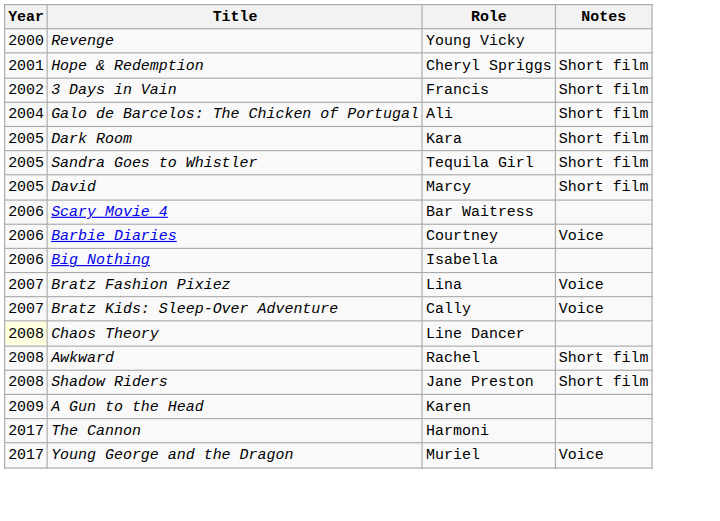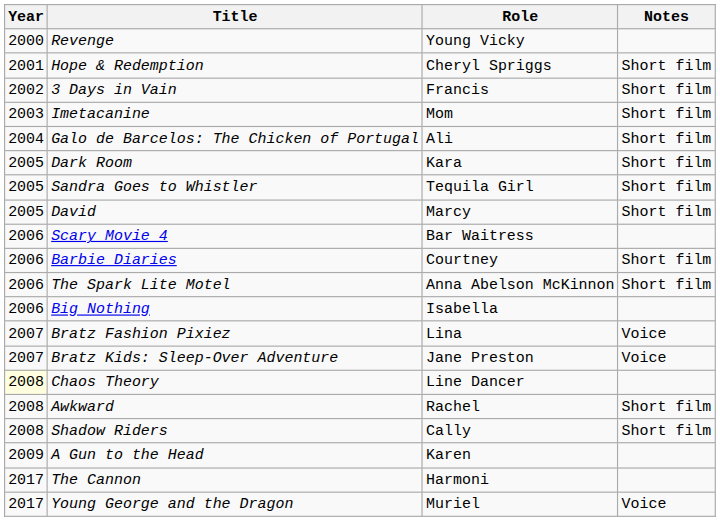+ row: (101, 114)
(581, 236) Voice -> (666, 260) Short film
+ row: (141, 285)
(449, 309) Cally -> (480, 358) Jane Preston
(480, 382) Jane Preston -> (449, 431) Cally
